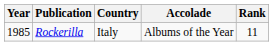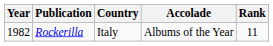(19, 31) 1985 -> (19, 31) 1982
